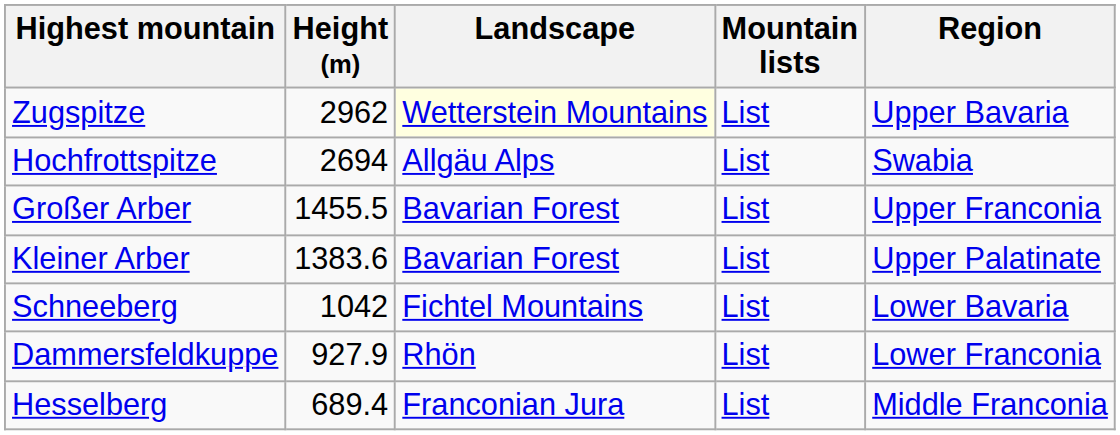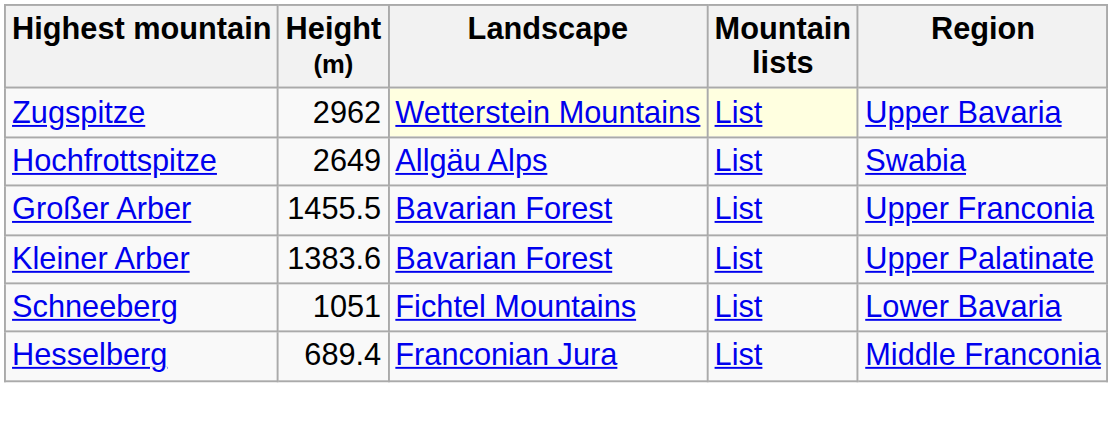(745, 112) no background -> (738, 112) lightyellow background
(354, 160) 2694 -> (347, 160) 2649
(354, 307) 1042 -> (347, 307) 1051
- row: (145, 355)
